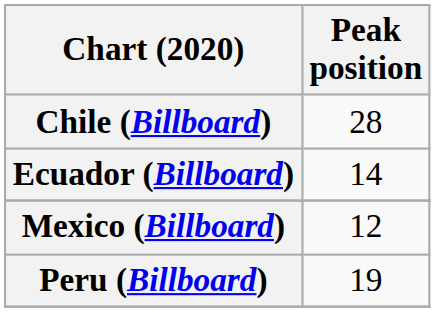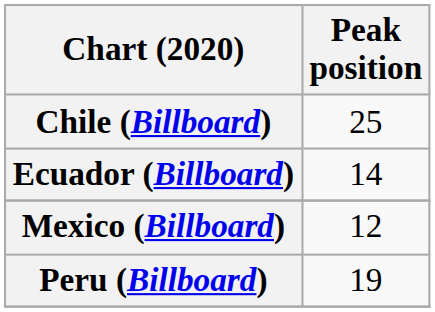(366, 121) 28 -> (366, 121) 25
